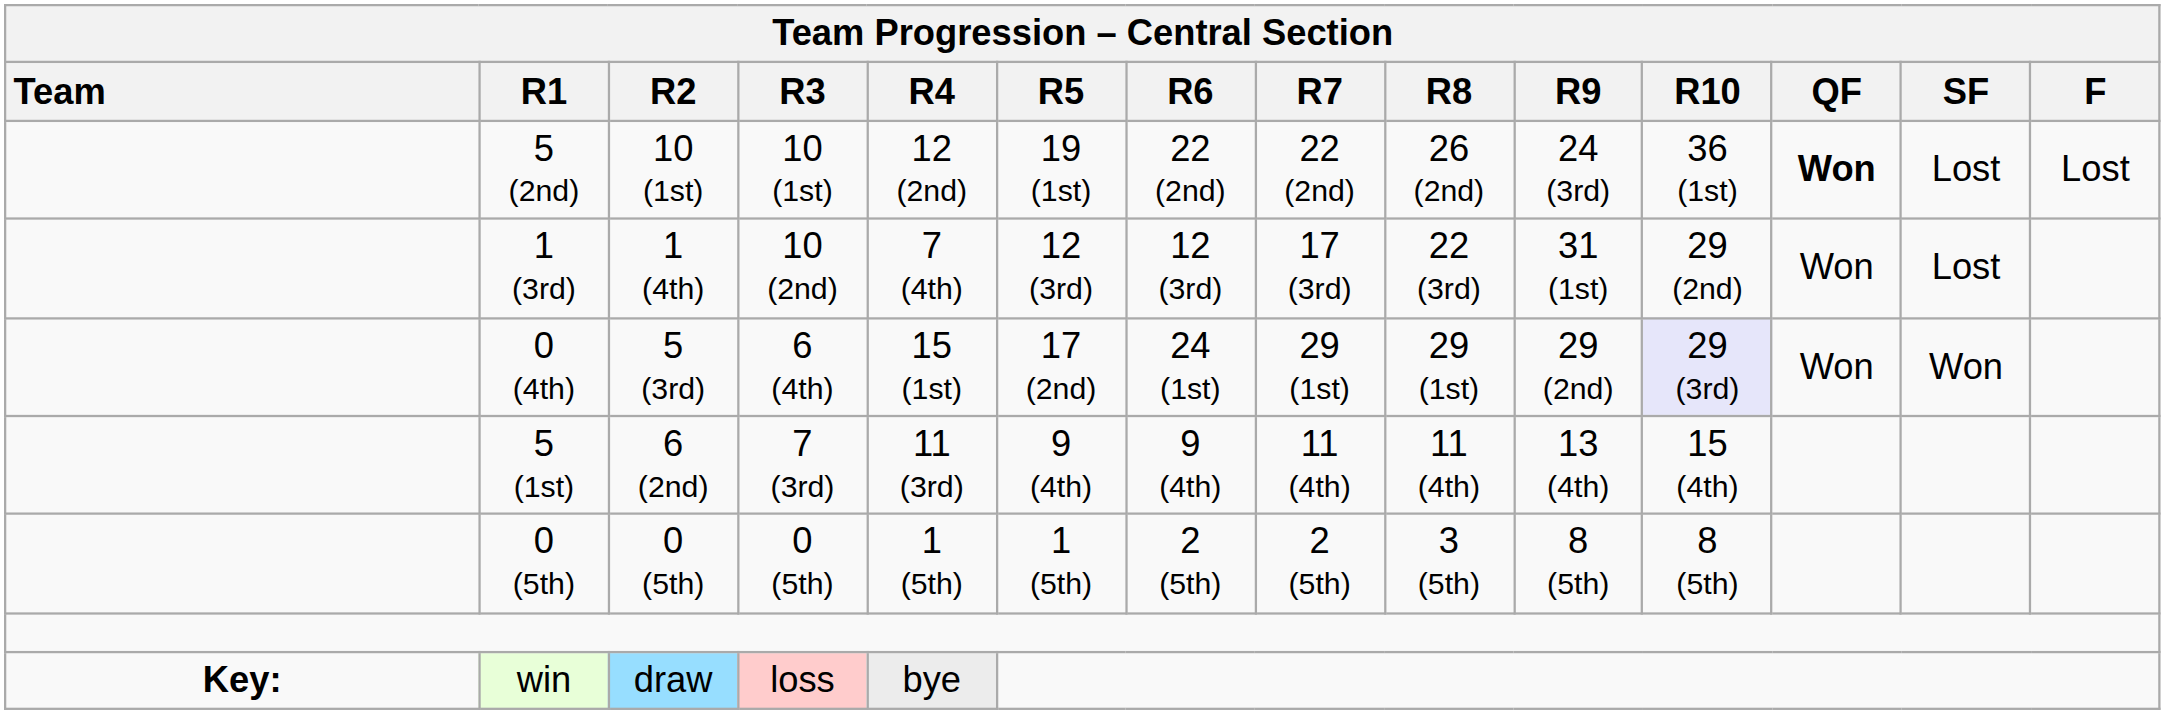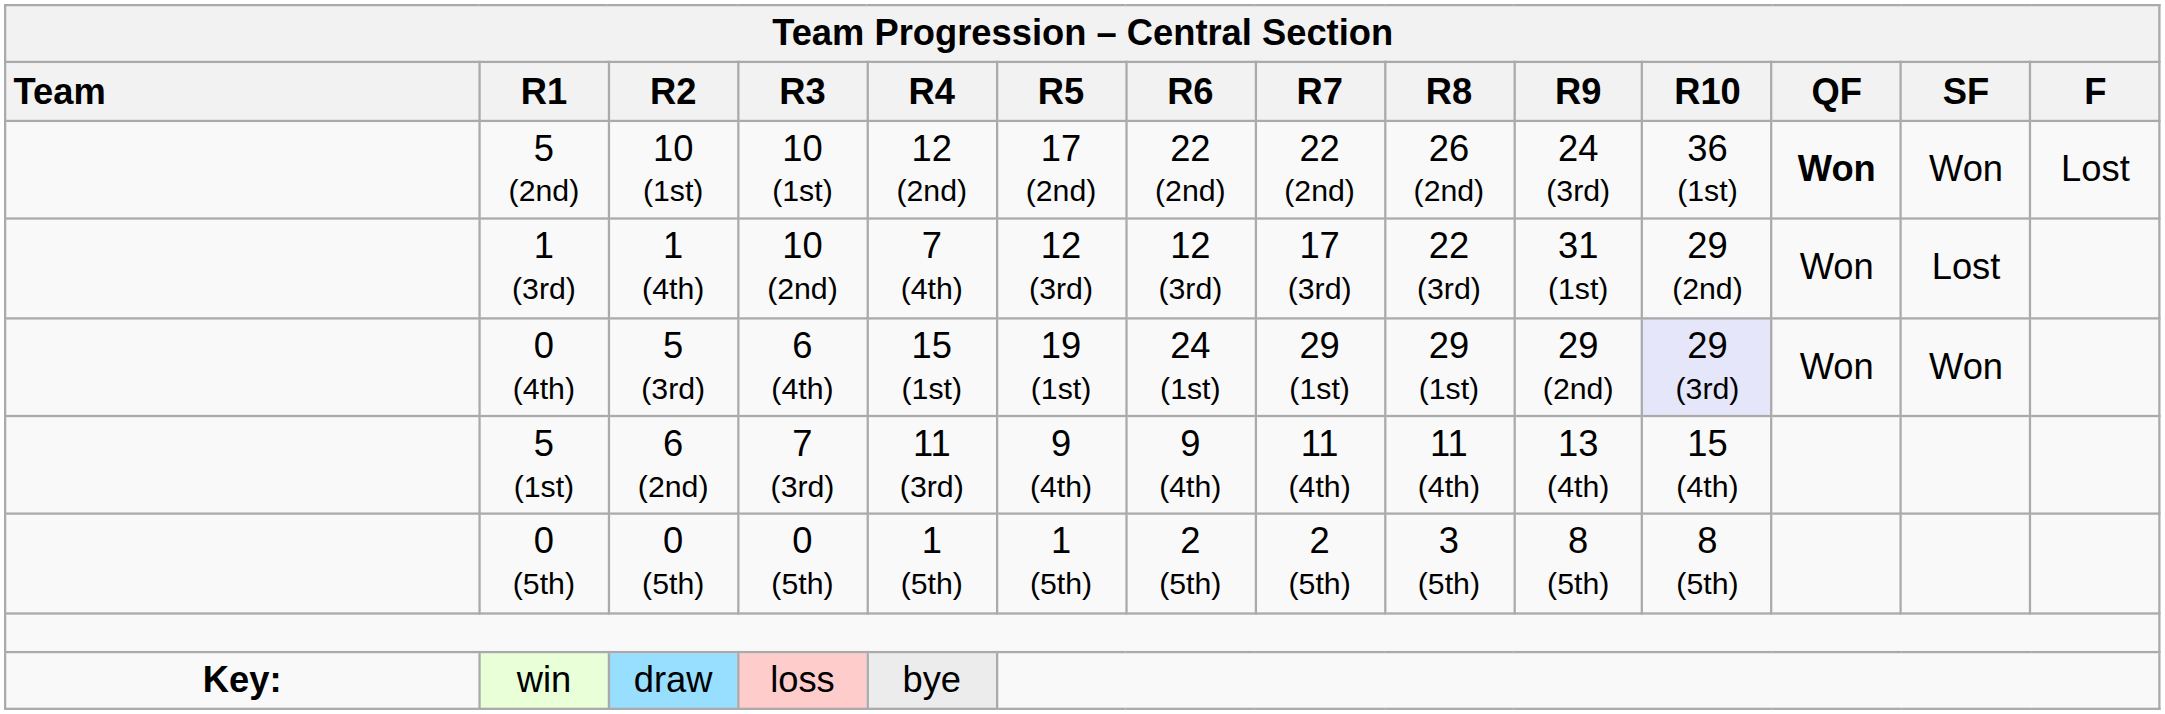(1061, 168) 19 (1st) -> (1061, 168) 17 (2nd)
(1966, 168) Lost -> (1966, 168) Won
(1061, 365) 17 (2nd) -> (1061, 365) 19 (1st)
